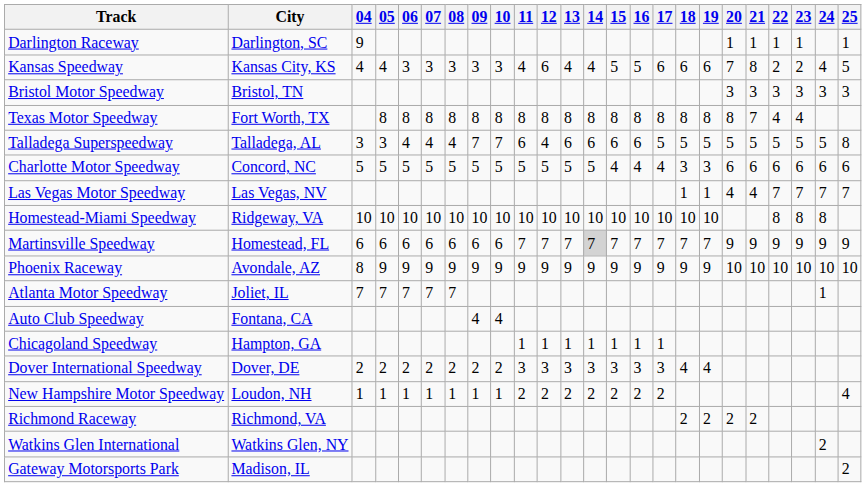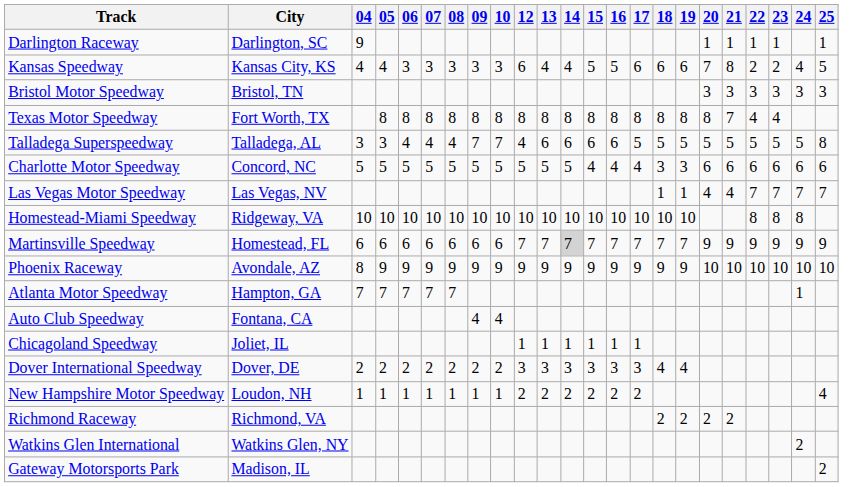- column: (526, 17)
(260, 293) Joliet, IL -> (276, 293) Hampton, GA
(276, 343) Hampton, GA -> (260, 343) Joliet, IL
